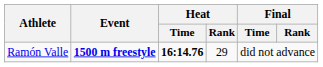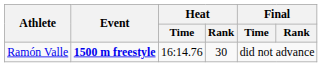(182, 52) bold -> (182, 52) normal
(222, 52) 29 -> (221, 52) 30
